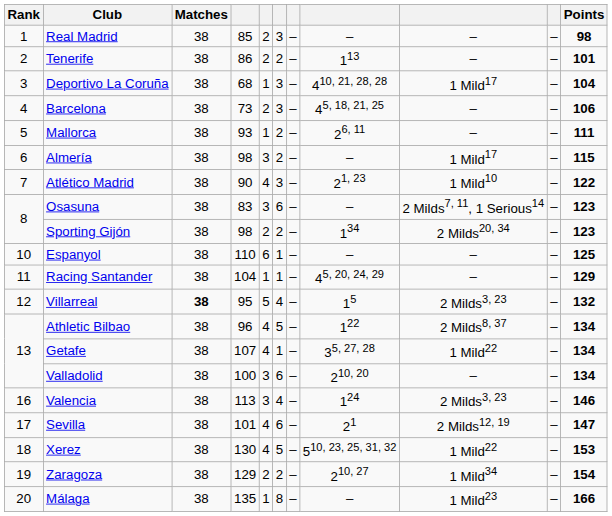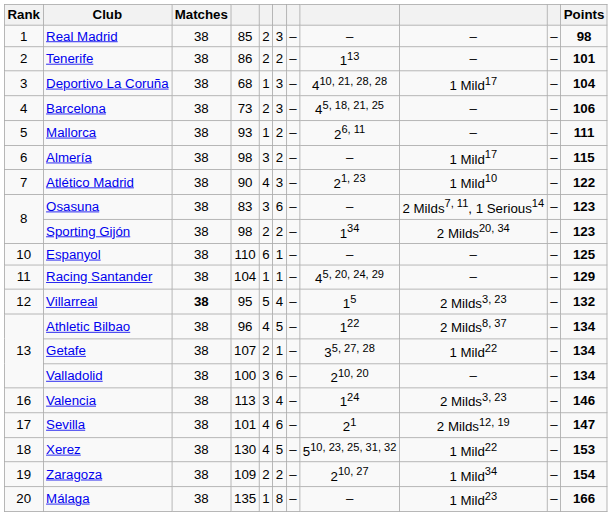(266, 351) 4 -> (266, 351) 2
(245, 474) 129 -> (245, 474) 109
